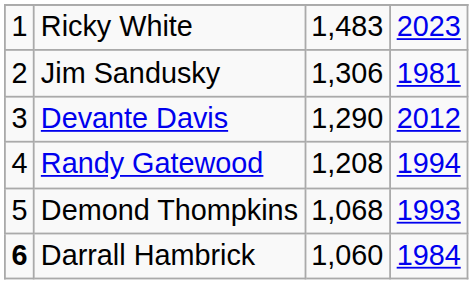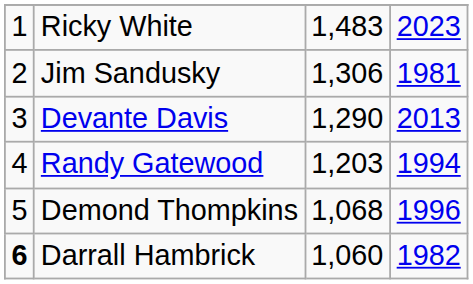(429, 118) 2012 -> (429, 118) 2013
(347, 164) 1,208 -> (347, 164) 1,203
(429, 210) 1993 -> (429, 210) 1996
(429, 255) 1984 -> (429, 255) 1982
